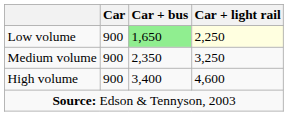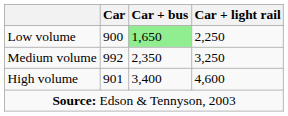(210, 36) lightyellow background -> (210, 36) no background
(113, 57) 900 -> (113, 57) 992
(113, 79) 900 -> (113, 79) 901
